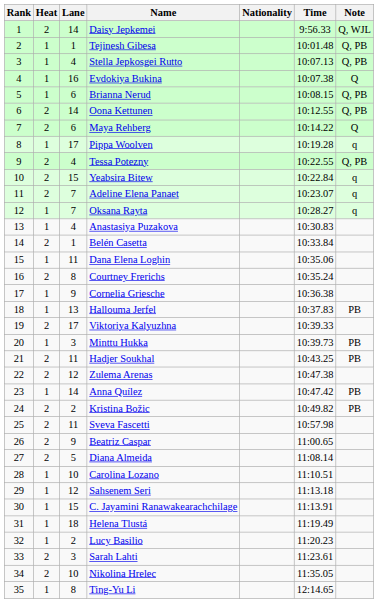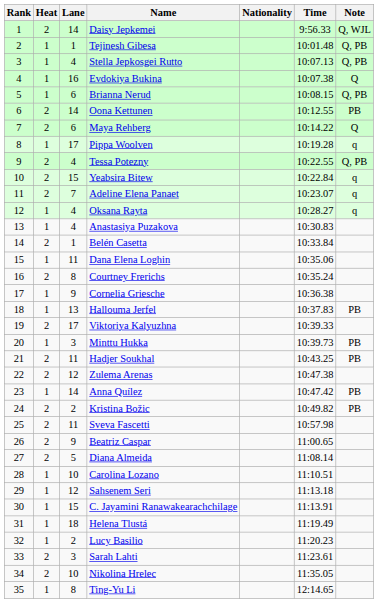(355, 111) Q, PB -> (355, 111) PB
(73, 210) 7 -> (73, 210) 4
